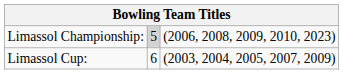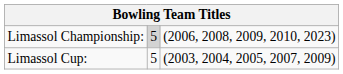(154, 58) 6 -> (154, 58) 5
